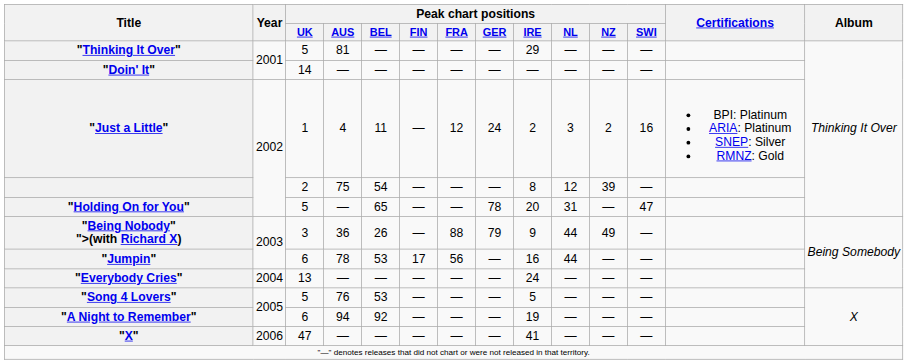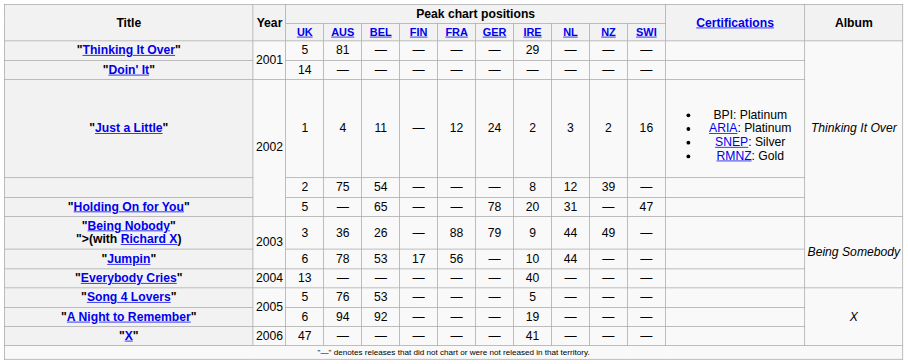(533, 259) 16 -> (533, 259) 10
(533, 278) 24 -> (533, 278) 40
